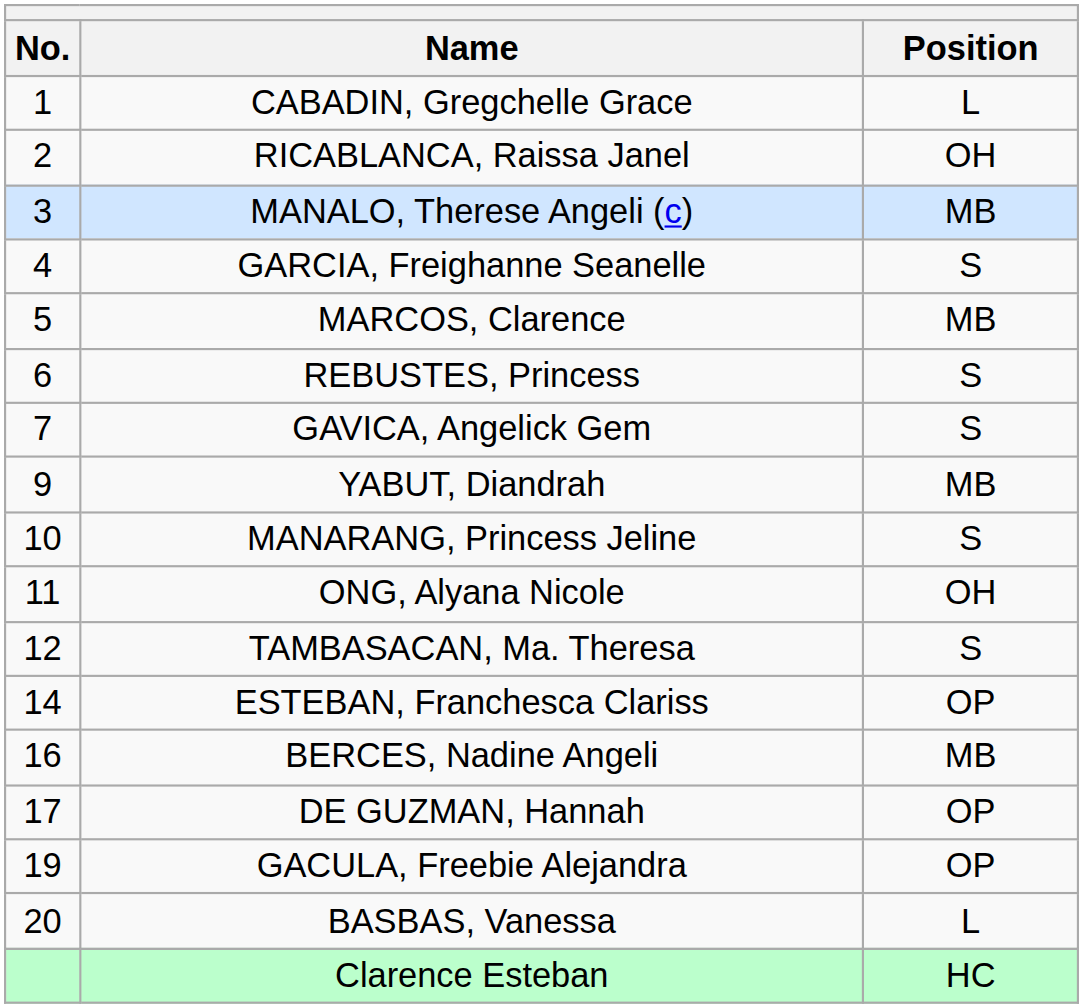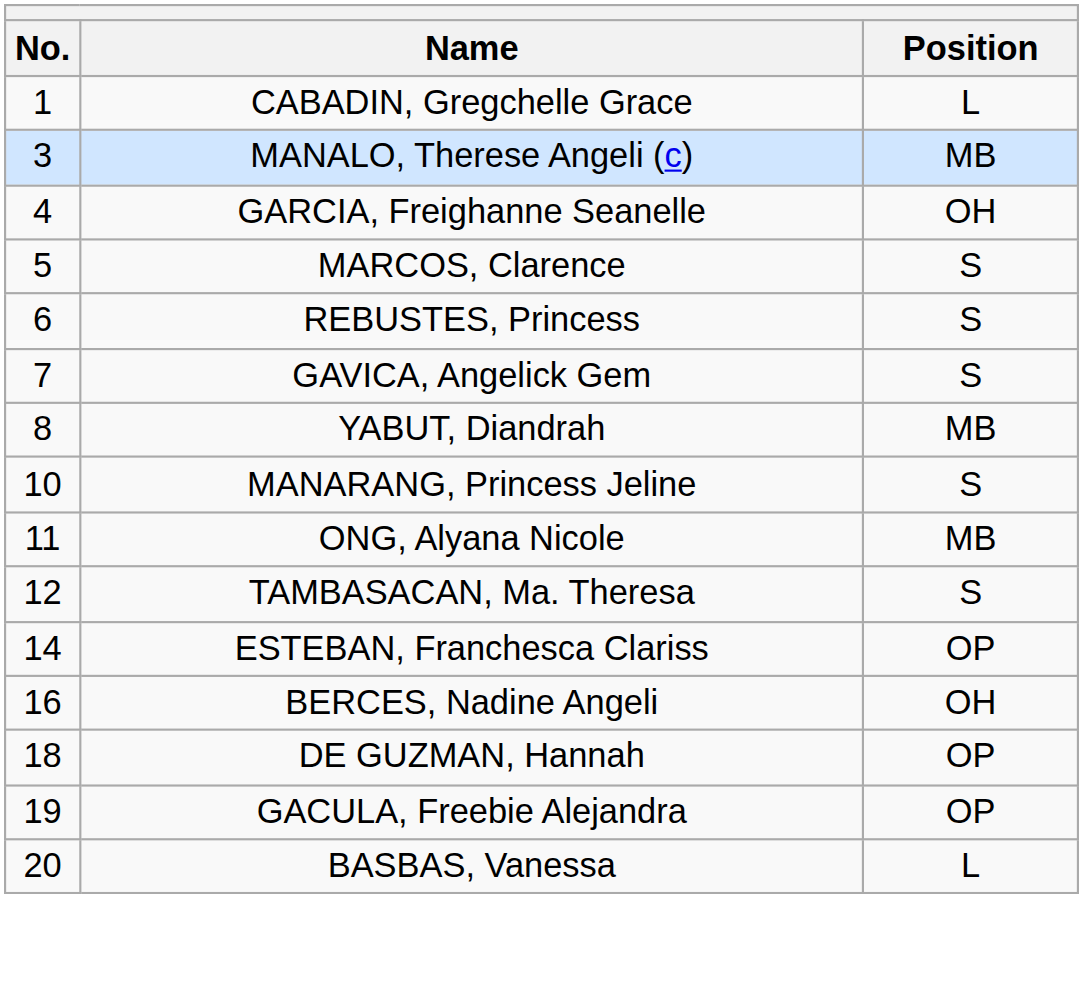- row: (472, 156)
(971, 265) S -> (971, 211) OH
(971, 320) MB -> (971, 265) S
(43, 484) 9 -> (43, 429) 8
(971, 593) OH -> (971, 538) MB
(971, 756) MB -> (971, 702) OH
(43, 811) 17 -> (43, 756) 18
- row: (472, 975)
